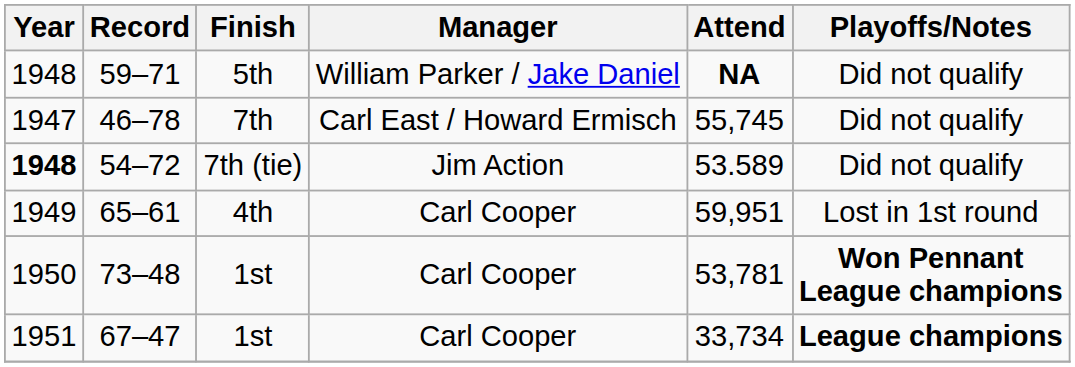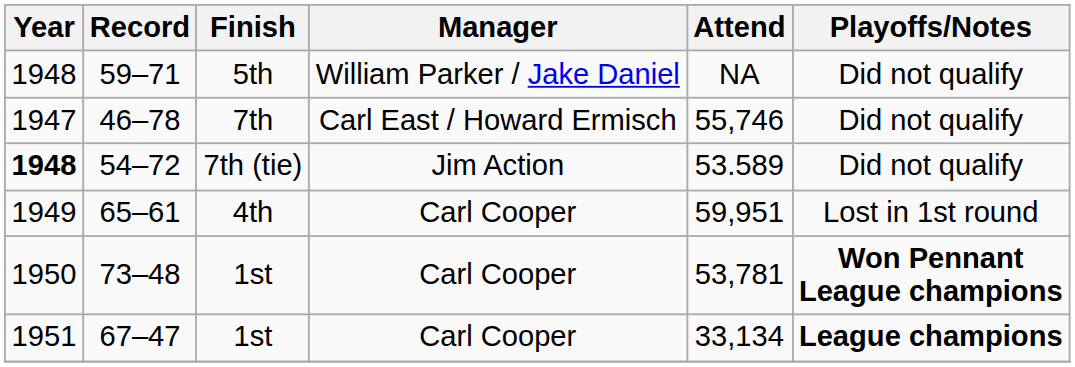(739, 73) bold -> (739, 73) normal
(739, 119) 55,745 -> (739, 119) 55,746
(739, 337) 33,734 -> (739, 337) 33,134
